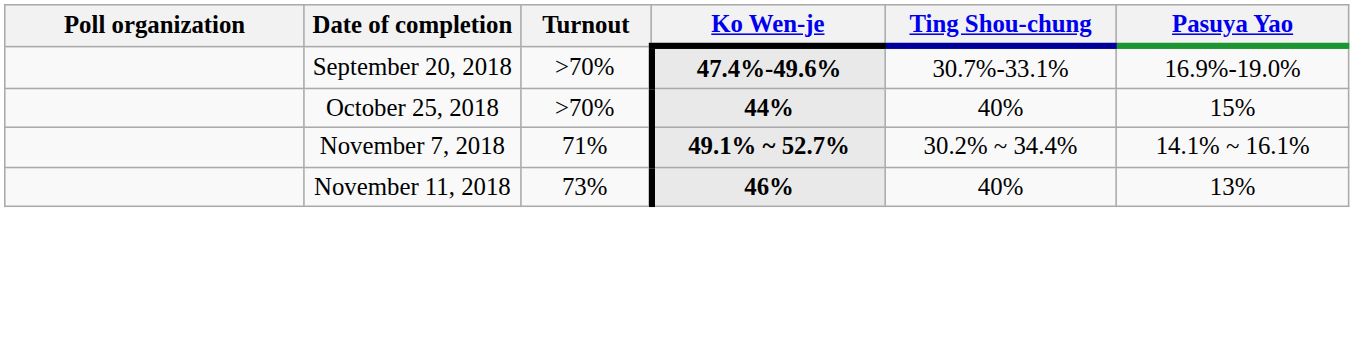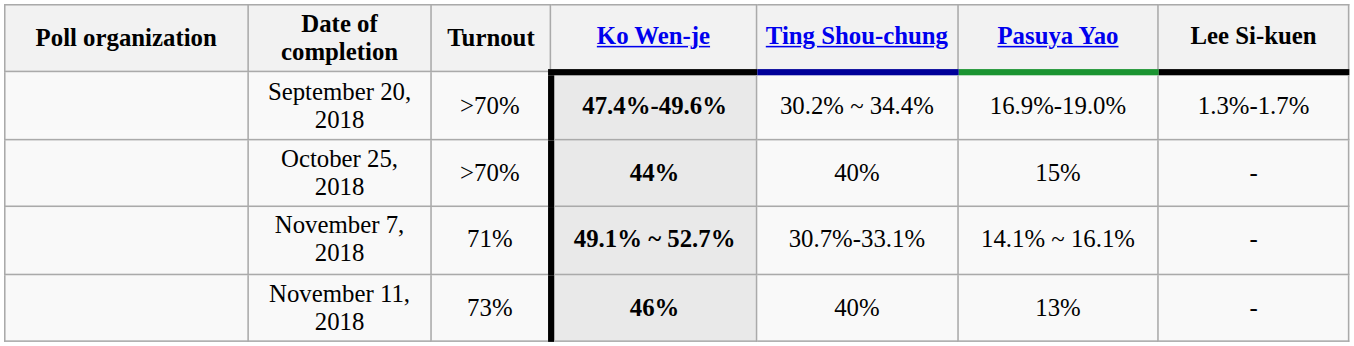+ column: (1254, 36)
(1001, 68) 30.7%-33.1% -> (857, 106) 30.2% ~ 34.4%
(1001, 146) 30.2% ~ 34.4% -> (857, 239) 30.7%-33.1%
